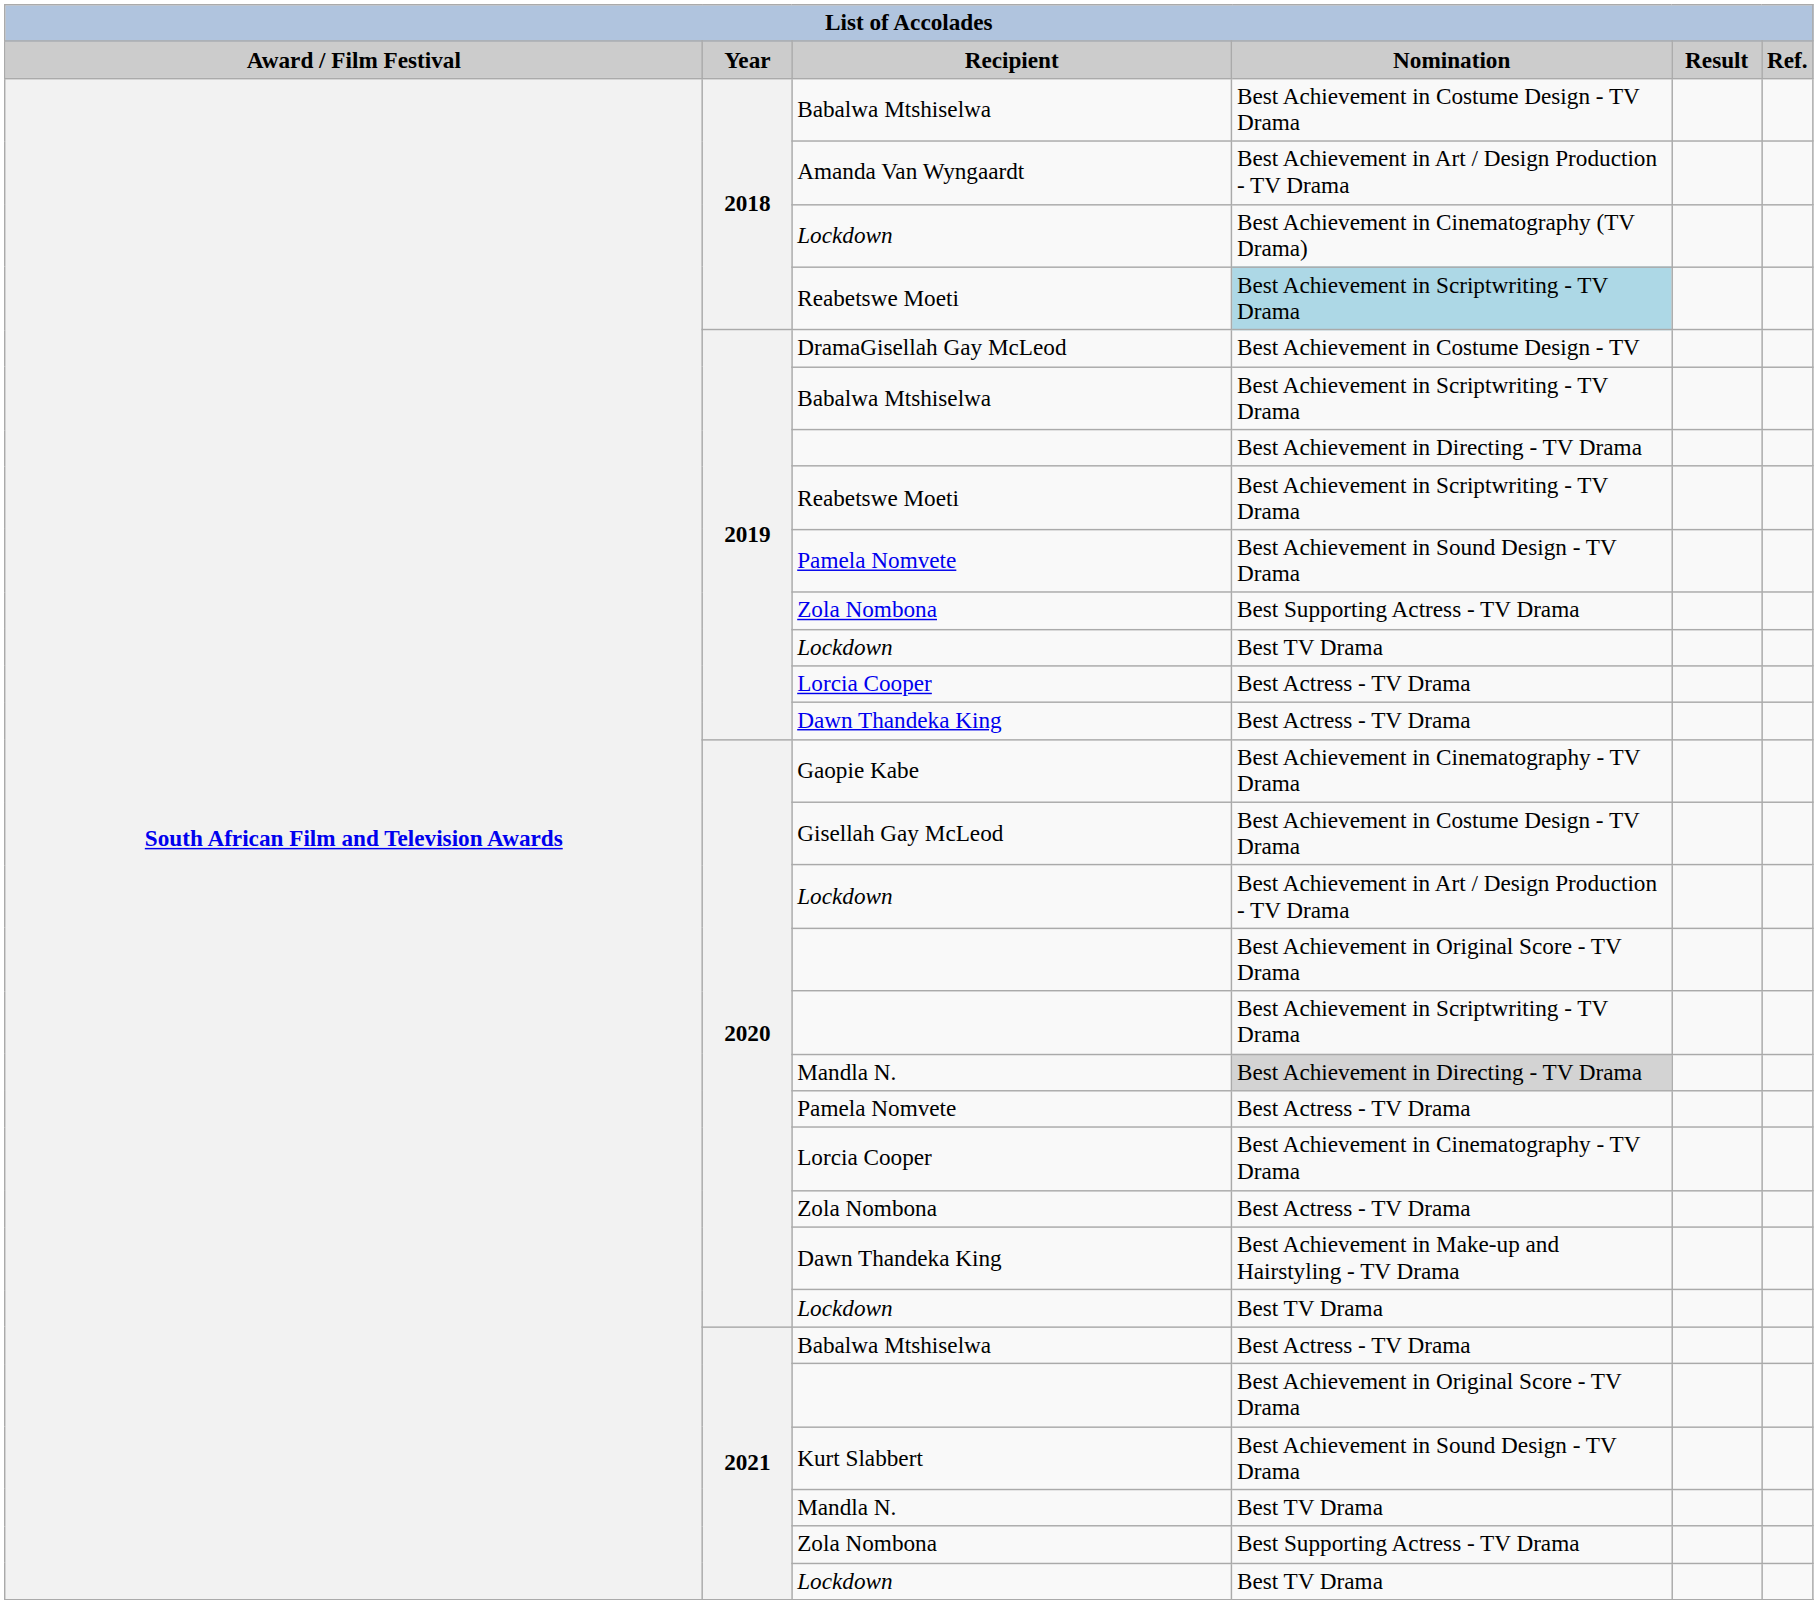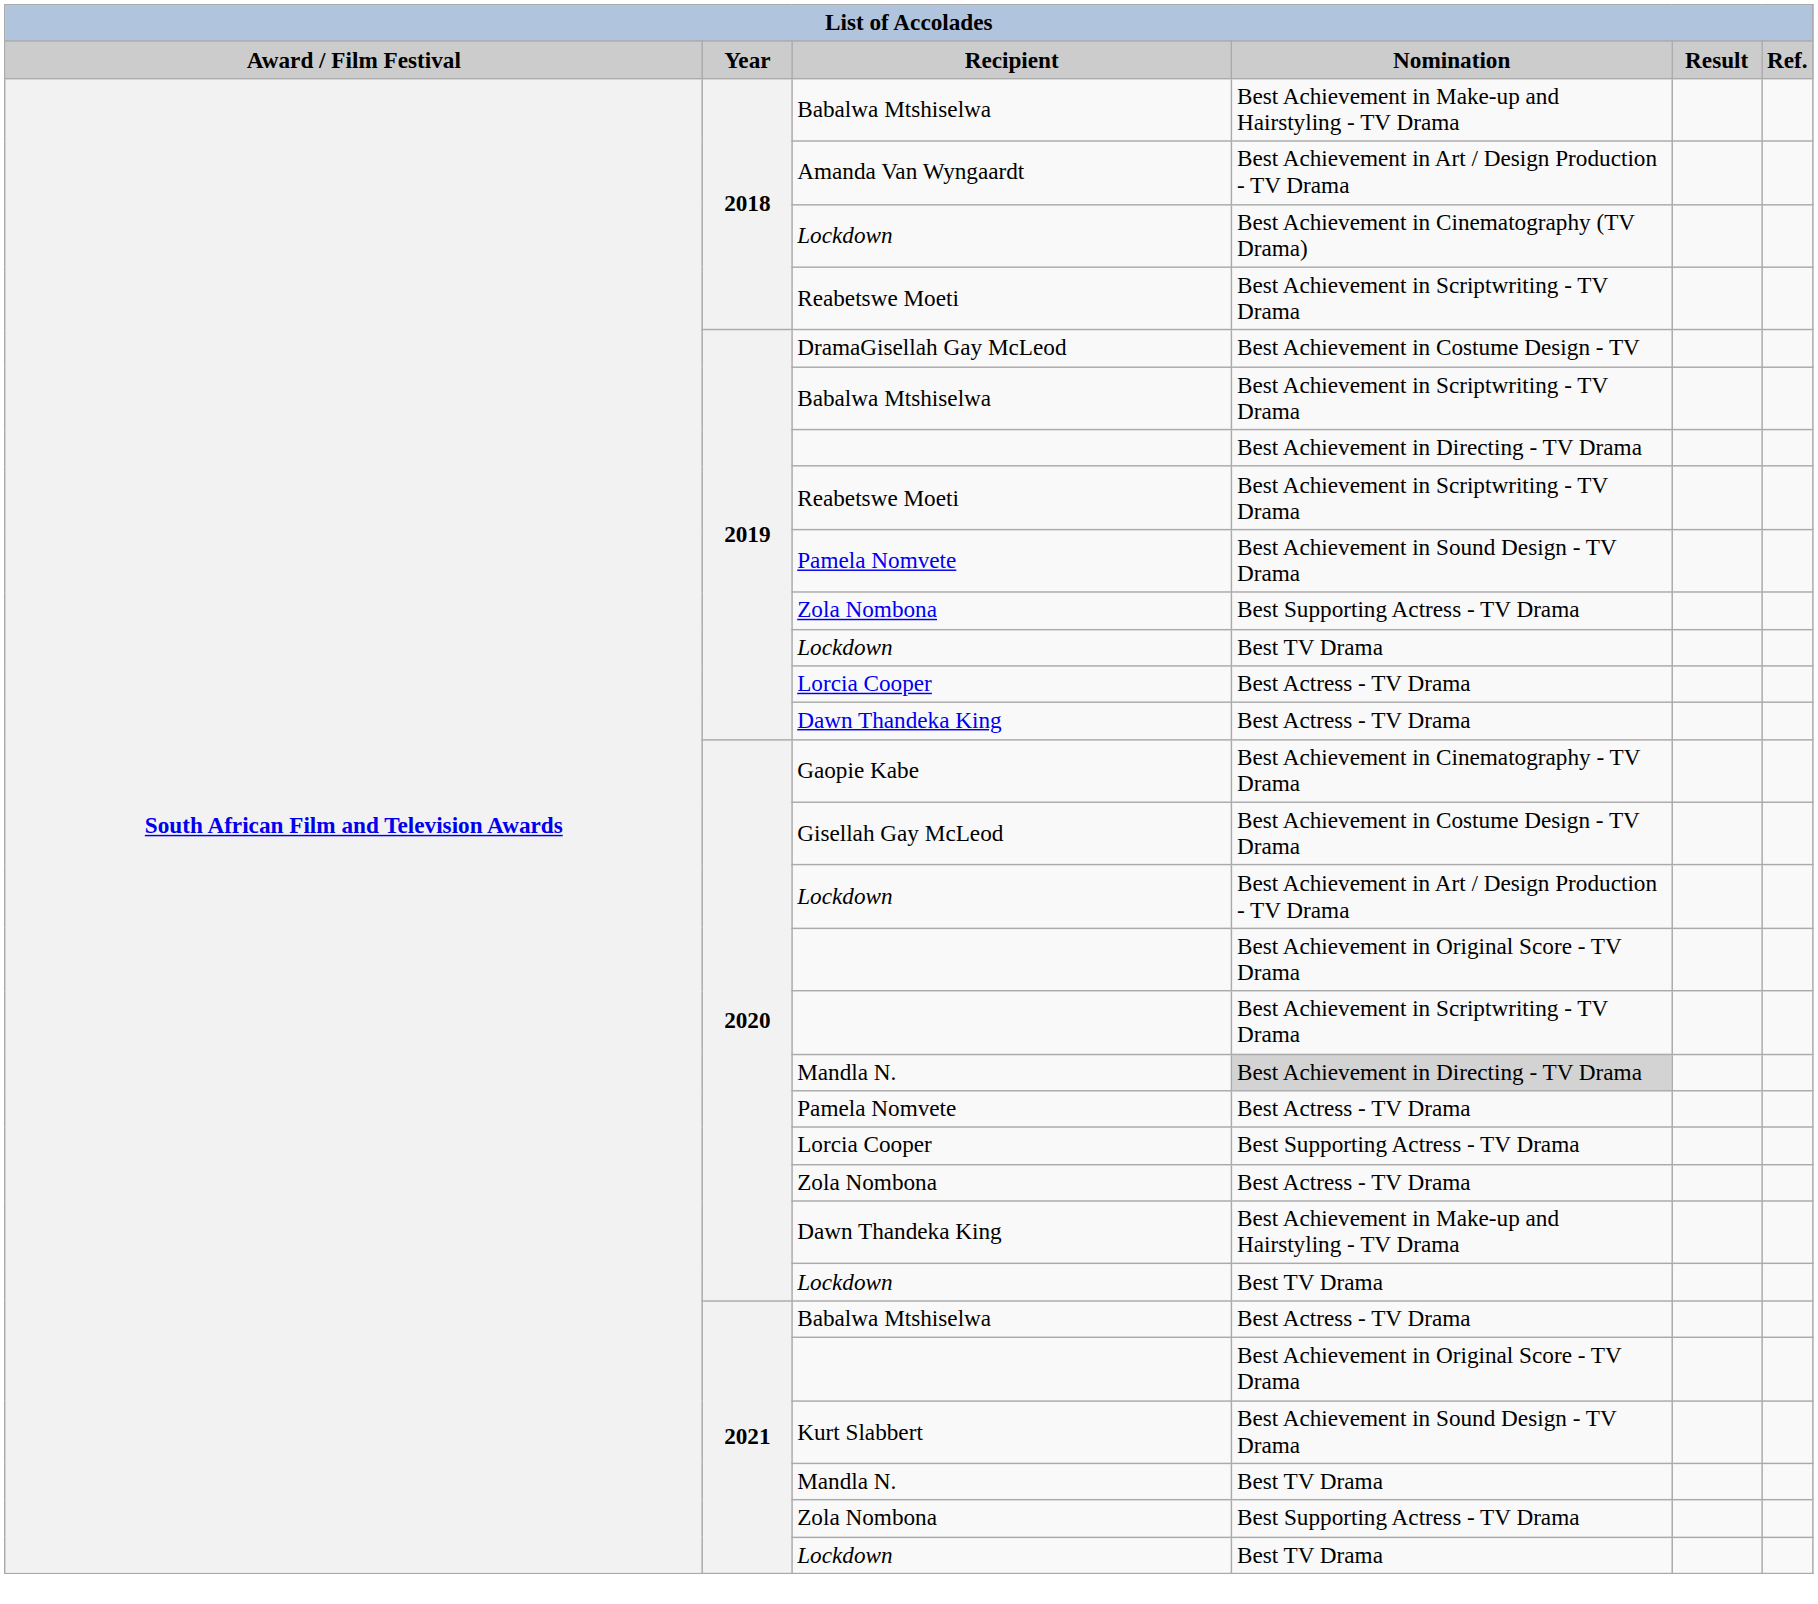(1438, 109) Best Achievement in Costume Design - TV Drama -> (1398, 109) Best Achievement in Make-up and Hairstyling - TV Drama
(1423, 298) lightblue background -> (1423, 298) no background
(1439, 1158) Best Achievement in Cinematography - TV Drama -> (1408, 1145) Best Supporting Actress - TV Drama
